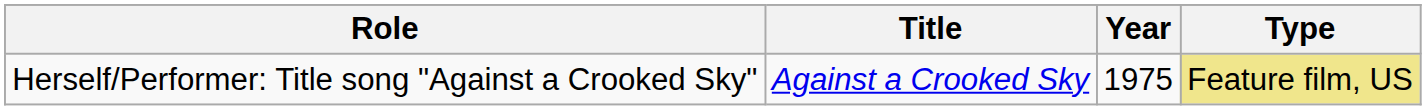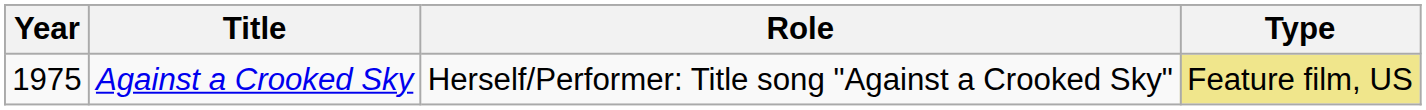columns swapped: (1138, 29) <-> (385, 29)
